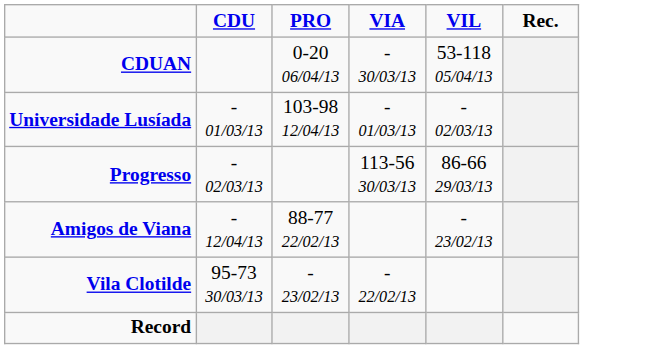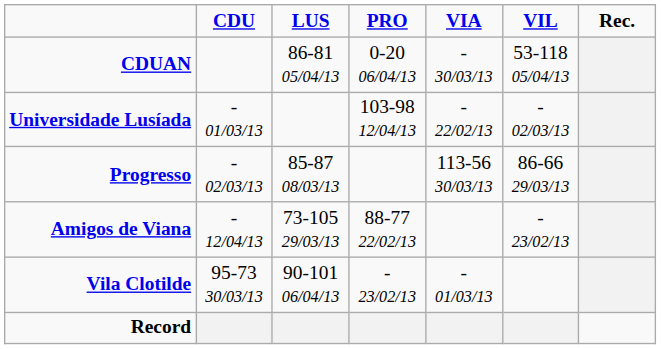+ column: (311, 20)
(387, 119) - 01/03/13 -> (464, 119) - 22/02/13
(387, 284) - 22/02/13 -> (464, 284) - 01/03/13
